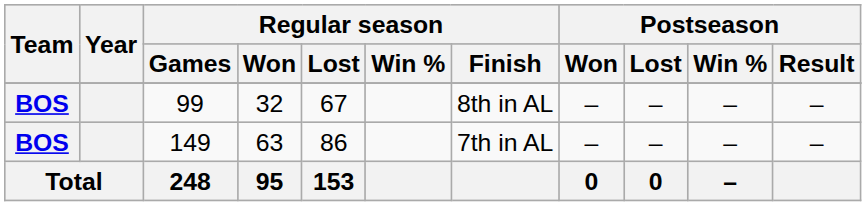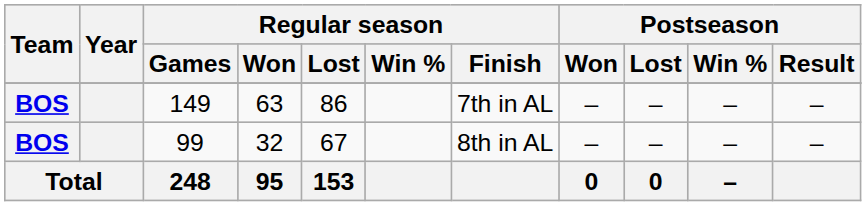rows swapped: (190, 103) <-> (190, 142)
